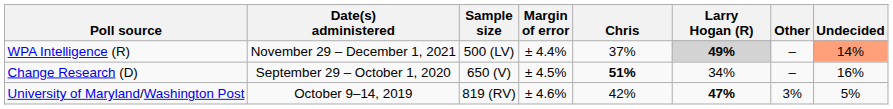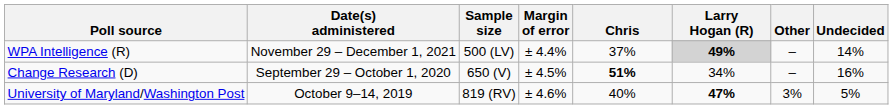(851, 51) lightsalmon background -> (851, 51) no background
(622, 94) 42% -> (622, 94) 40%
